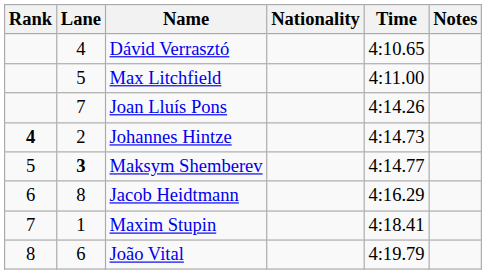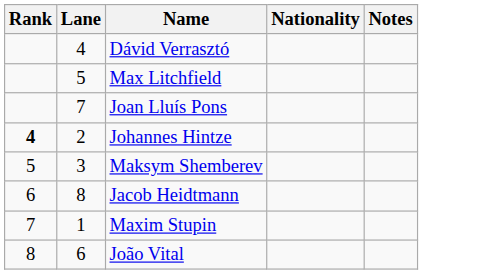- column: (397, 19)
(81, 166) bold -> (81, 166) normal
